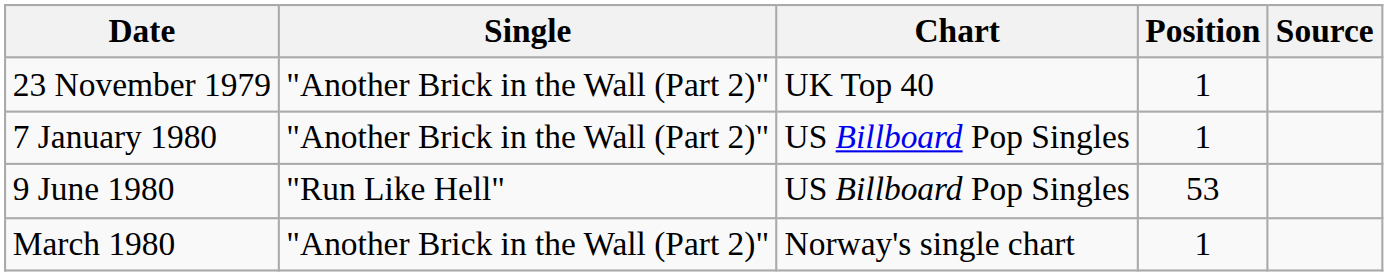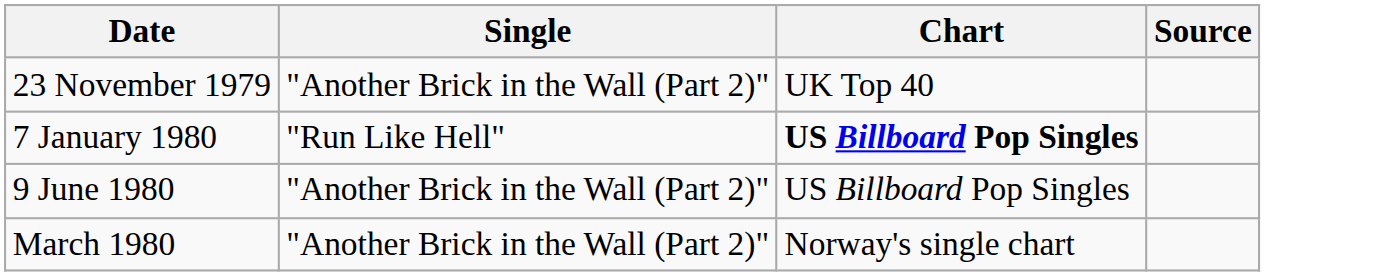- column: (1203, 31)
(528, 137) "Another Brick in the Wall (Part 2)" -> (396, 137) "Run Like Hell"
(957, 137) normal -> (962, 137) bold
(396, 190) "Run Like Hell" -> (528, 190) "Another Brick in the Wall (Part 2)"
